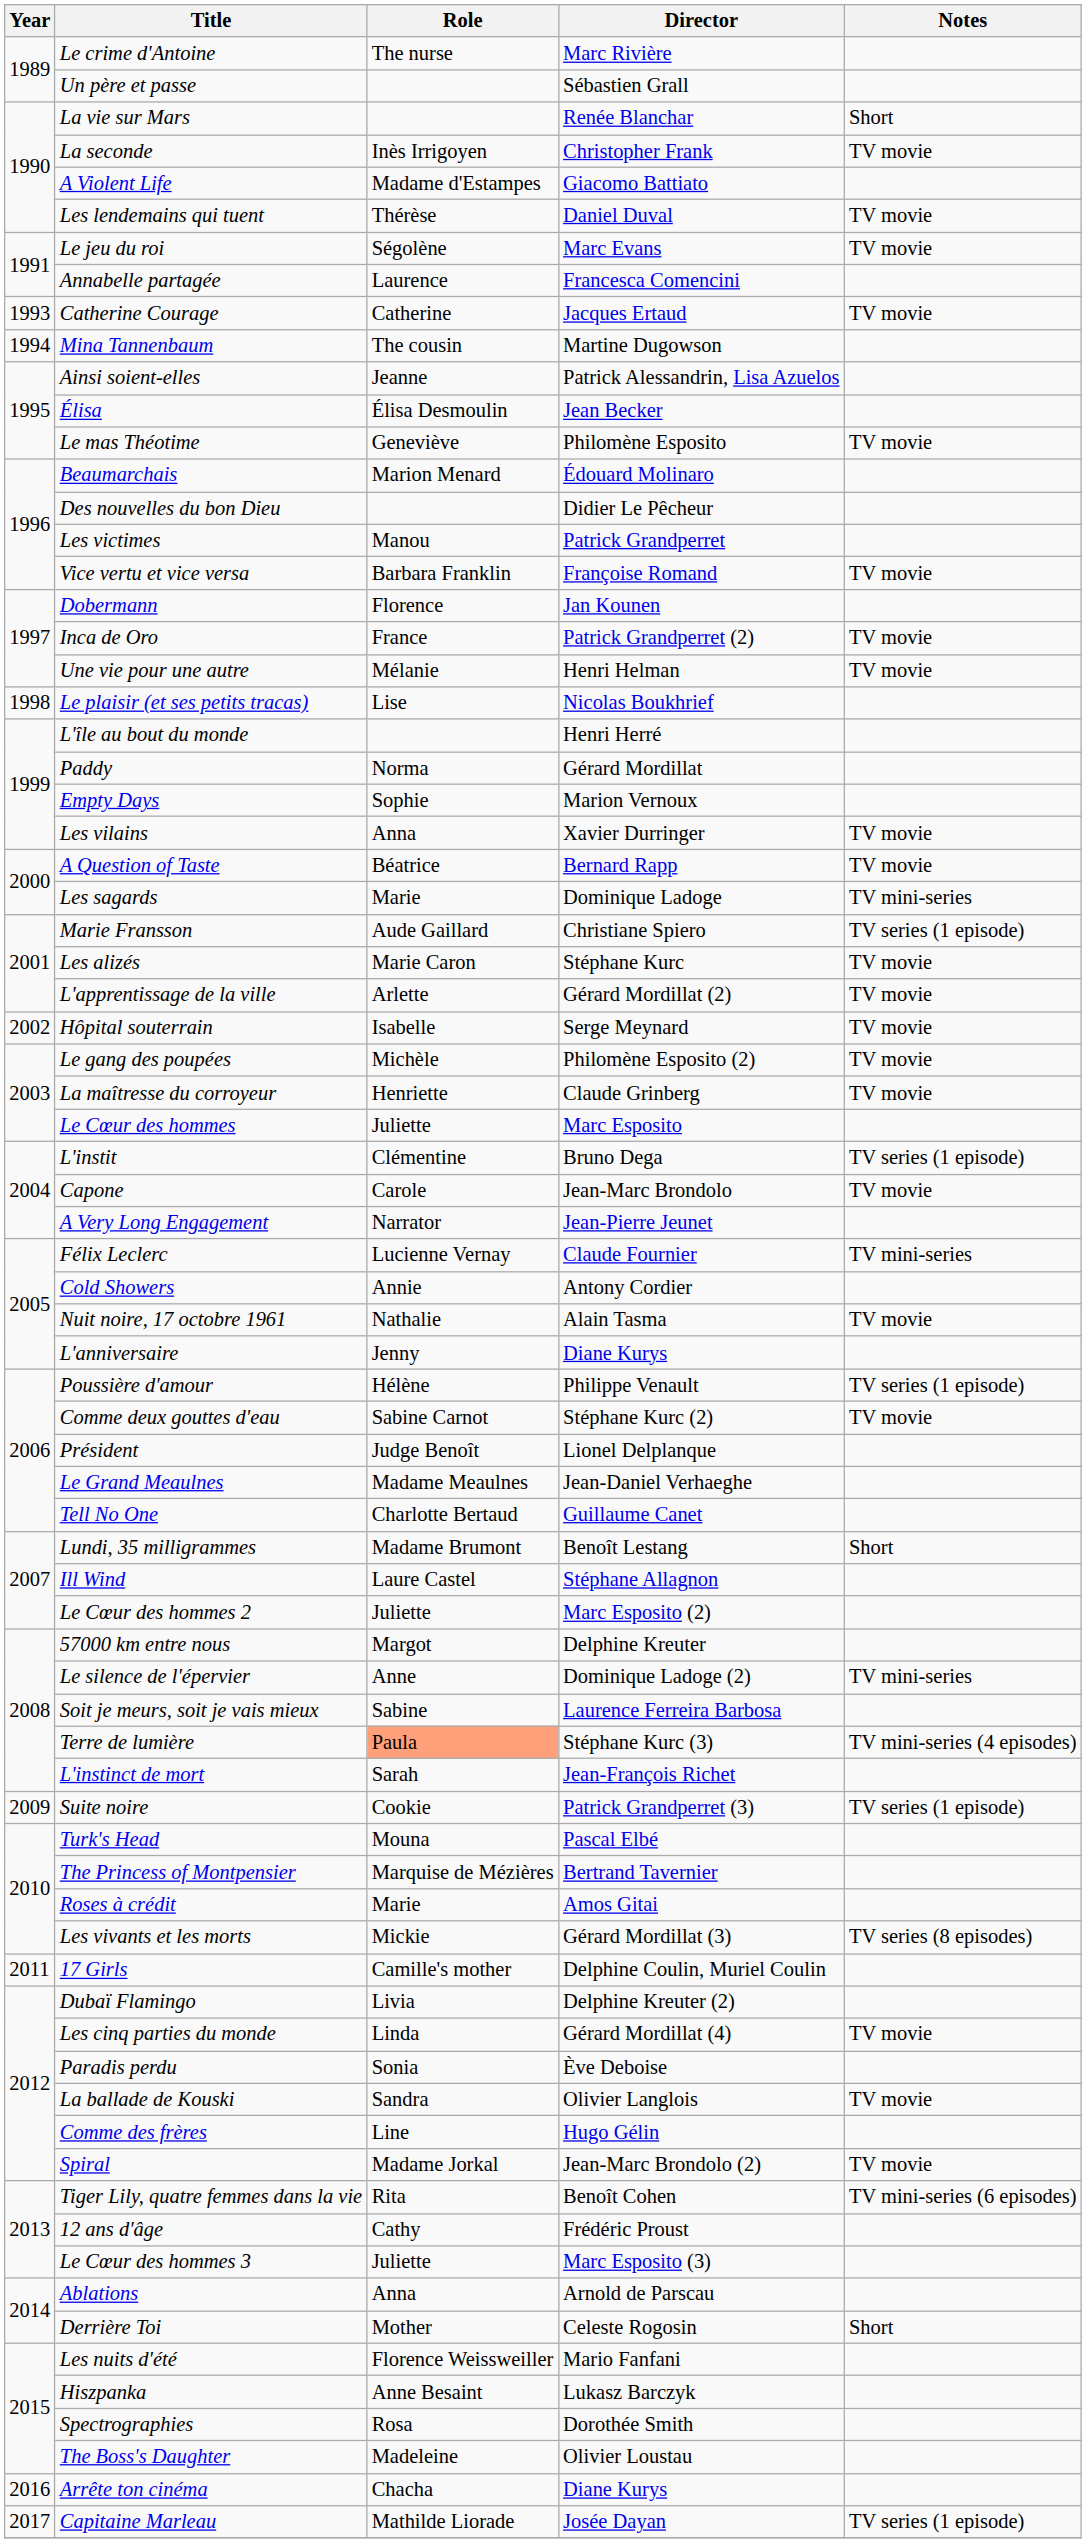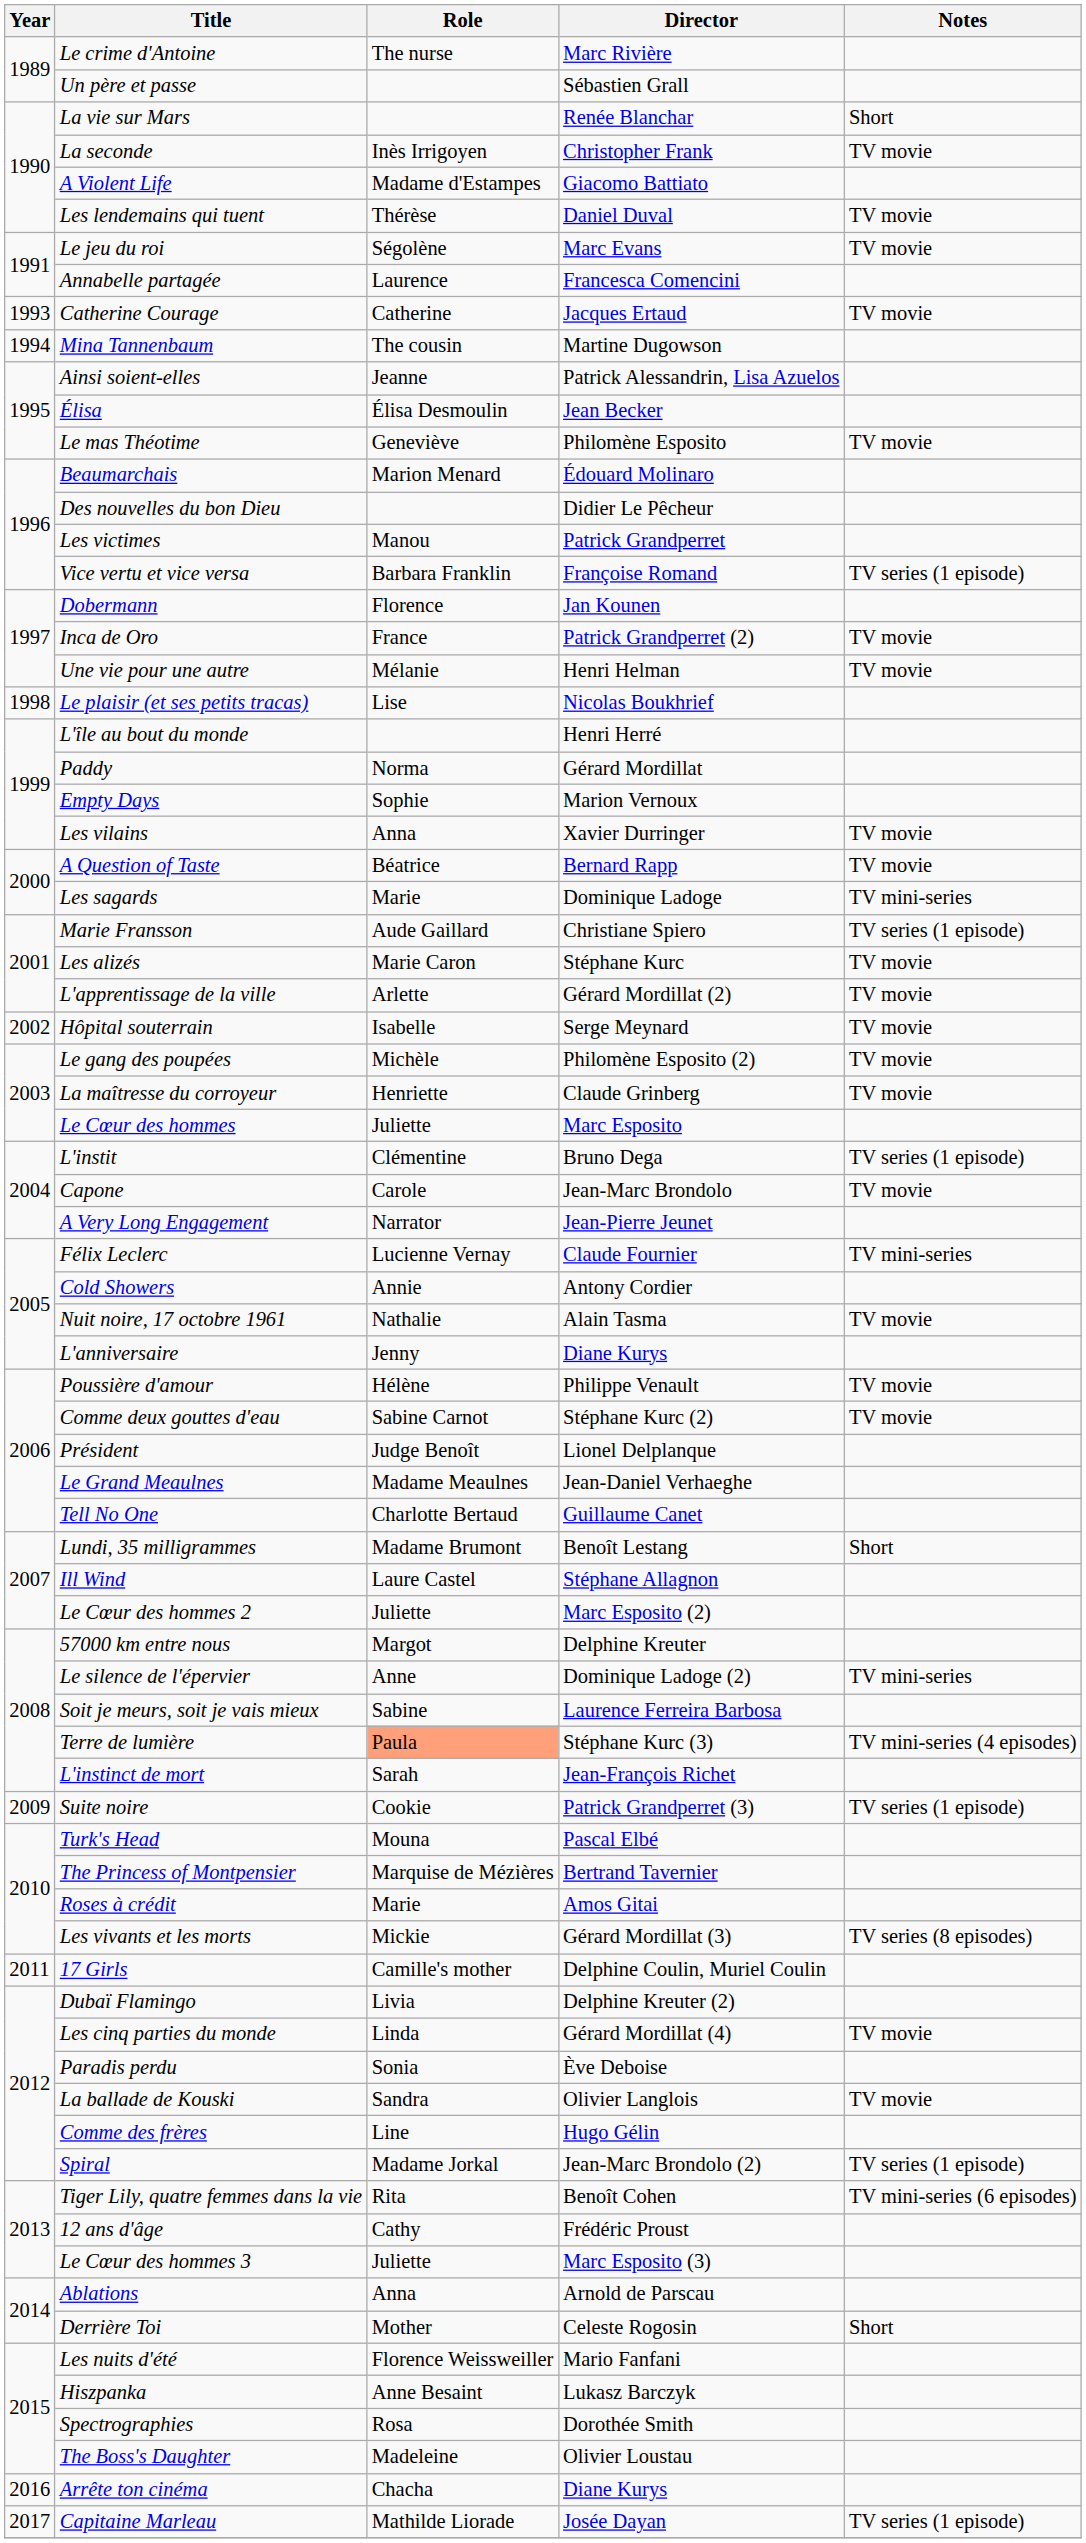(891, 572) TV movie -> (937, 572) TV series (1 episode)
(937, 1384) TV series (1 episode) -> (891, 1384) TV movie
(891, 2164) TV movie -> (937, 2164) TV series (1 episode)
